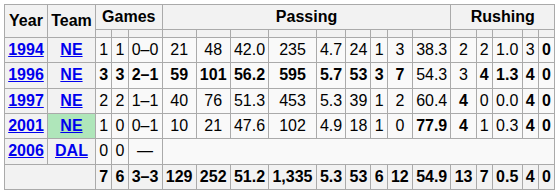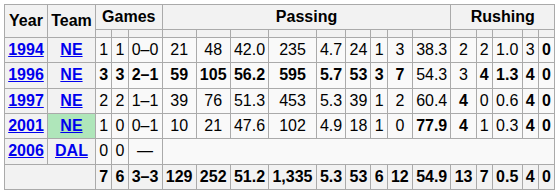(213, 75) 101 -> (213, 75) 105
(179, 100) 40 -> (179, 100) 39
(507, 100) 0.0 -> (507, 100) 0.6
